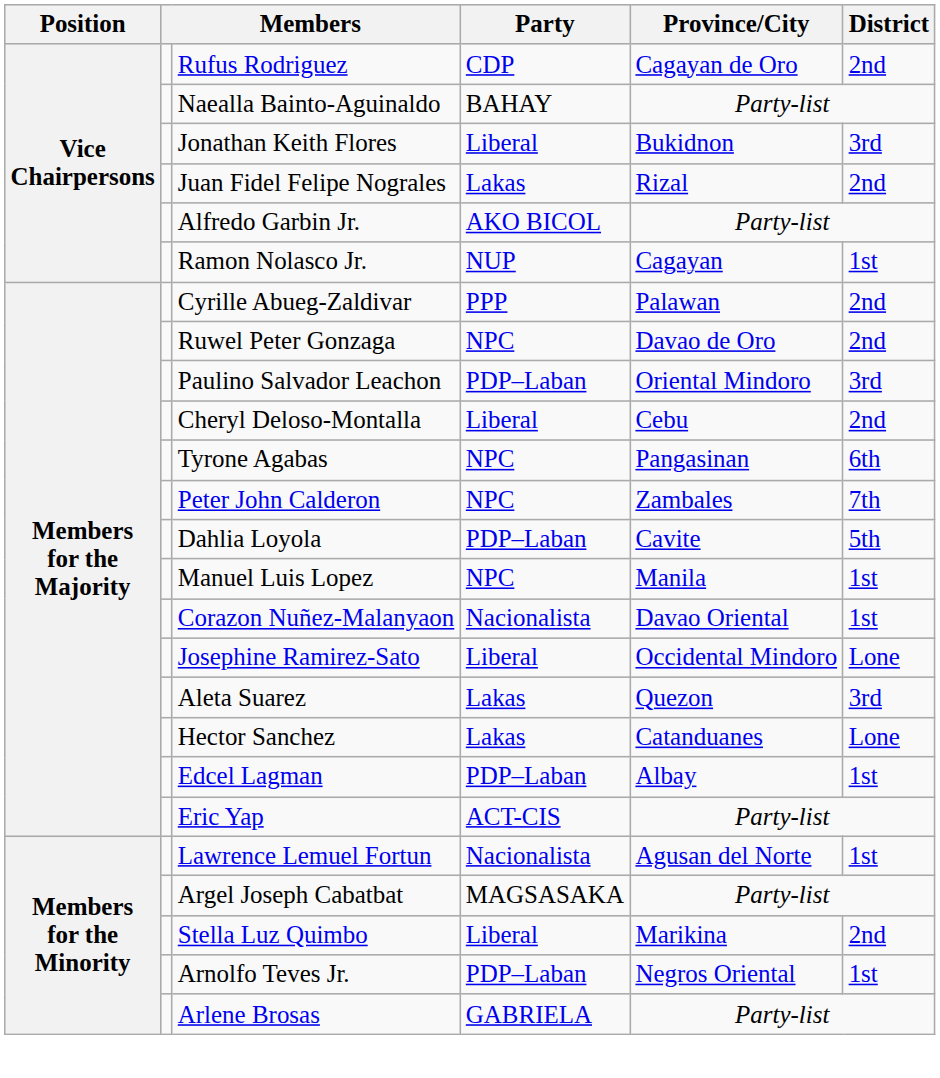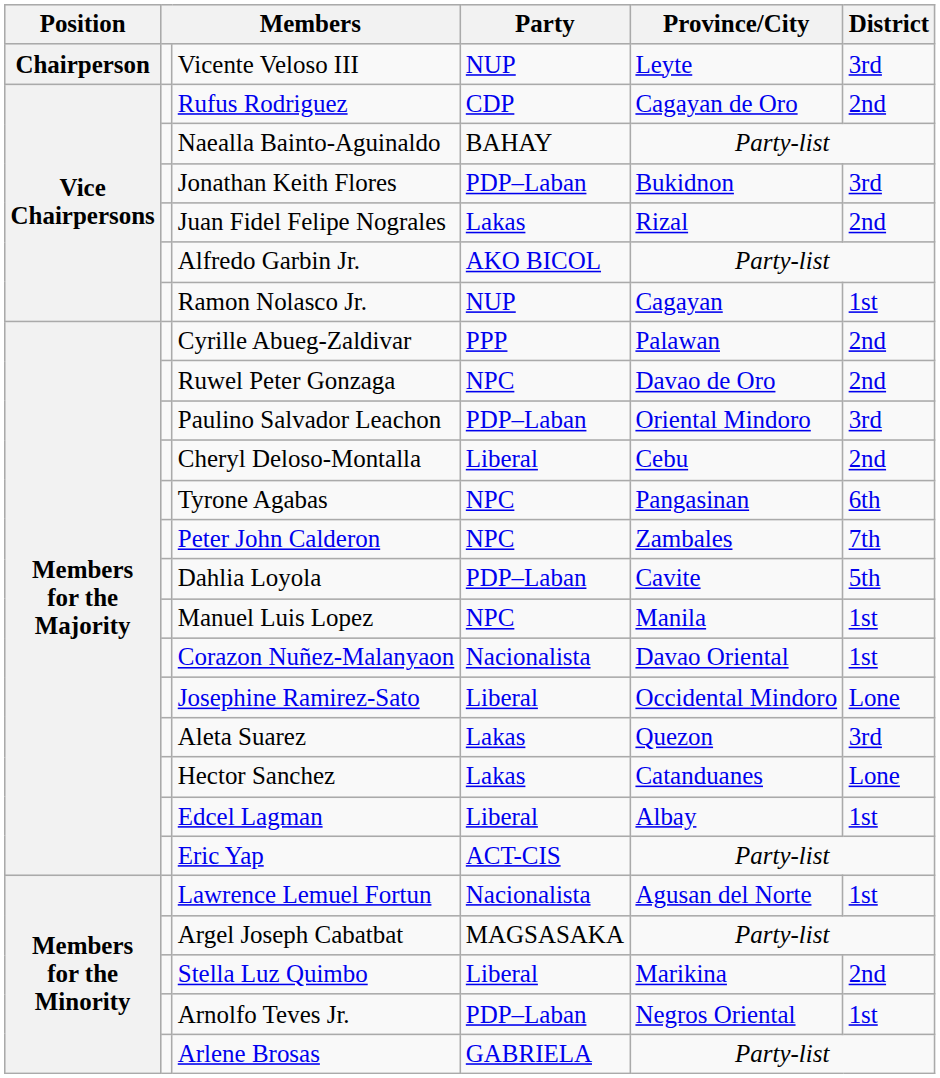+ row: (268, 63)
(502, 143) Liberal -> (526, 182) PDP–Laban
(526, 776) PDP–Laban -> (502, 815) Liberal
